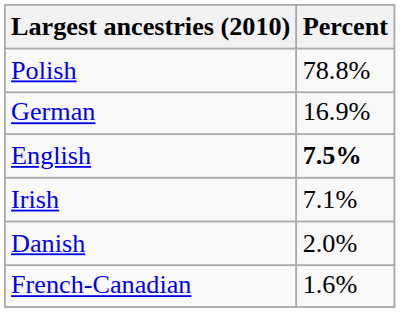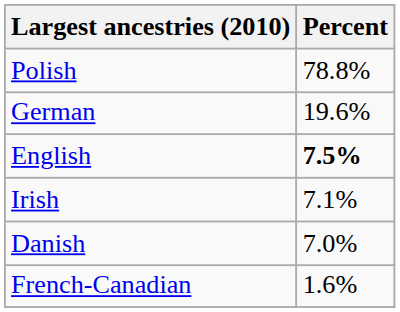(336, 112) 16.9% -> (336, 112) 19.6%
(330, 242) 2.0% -> (330, 242) 7.0%
